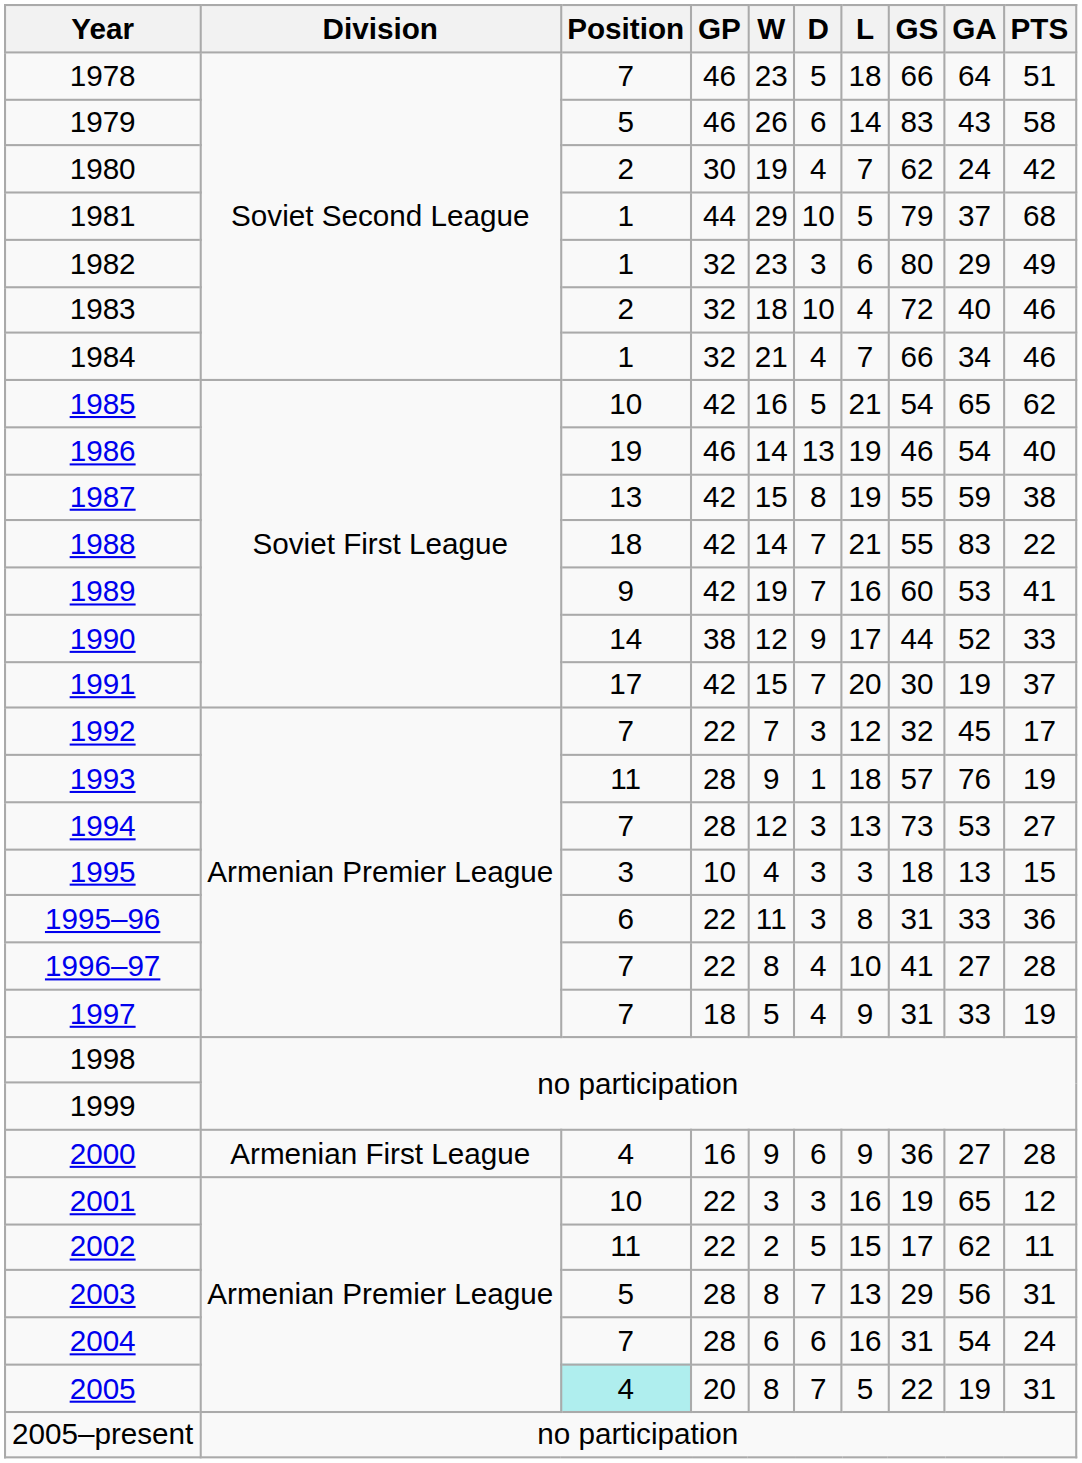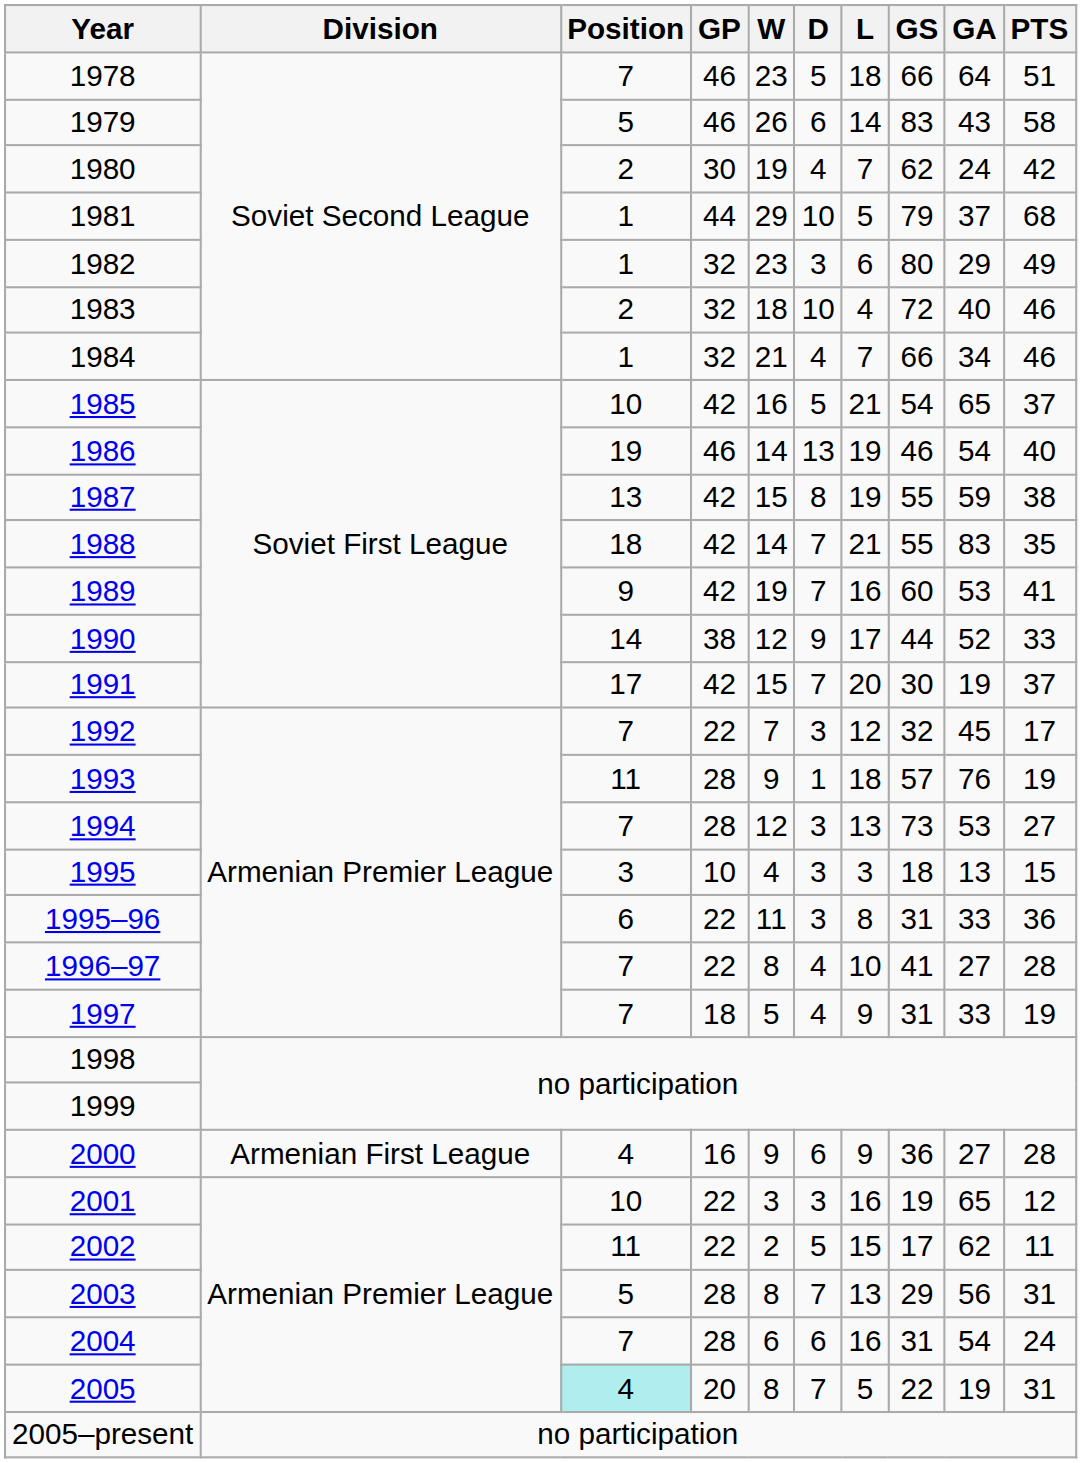(1039, 404) 62 -> (1039, 404) 37
(1039, 544) 22 -> (1039, 544) 35
